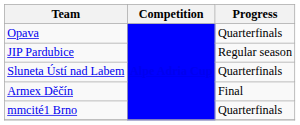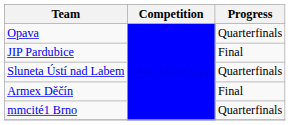(255, 52) Regular season -> (231, 52) Final
